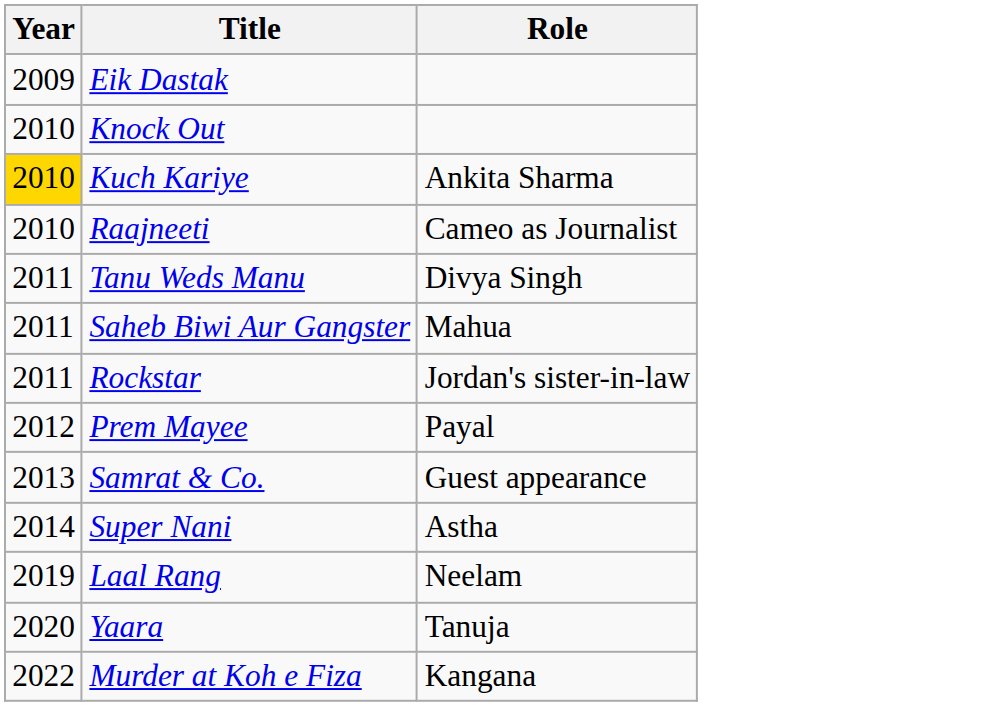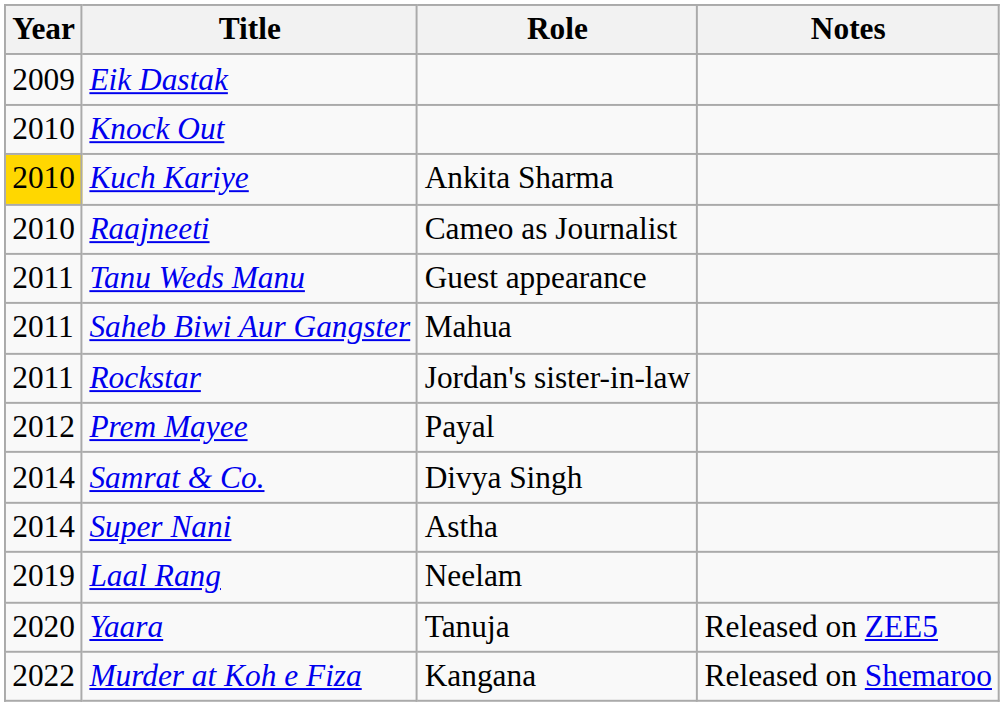+ column: (848, 29)
(504, 278) Divya Singh -> (536, 278) Guest appearance
(44, 476) 2013 -> (44, 476) 2014
(536, 476) Guest appearance -> (504, 476) Divya Singh
